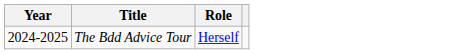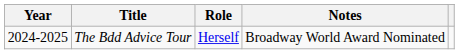+ column: (345, 15)
